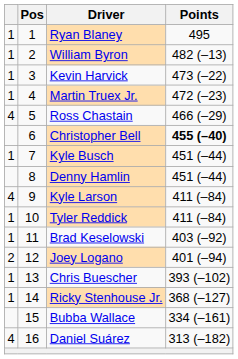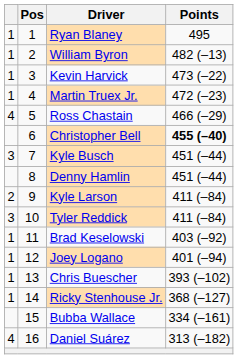(11, 156) 1 -> (11, 156) 3
(11, 197) 4 -> (11, 197) 2
(11, 217) 1 -> (11, 217) 3
(11, 257) 2 -> (11, 257) 1
